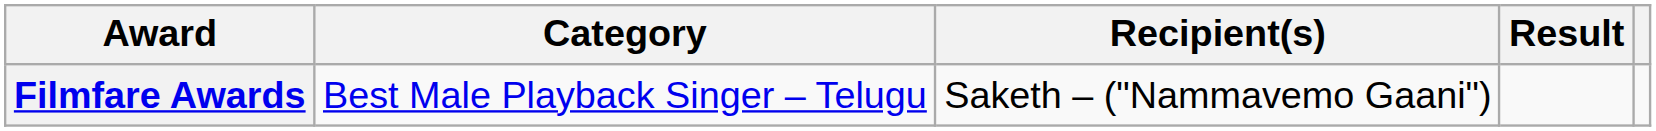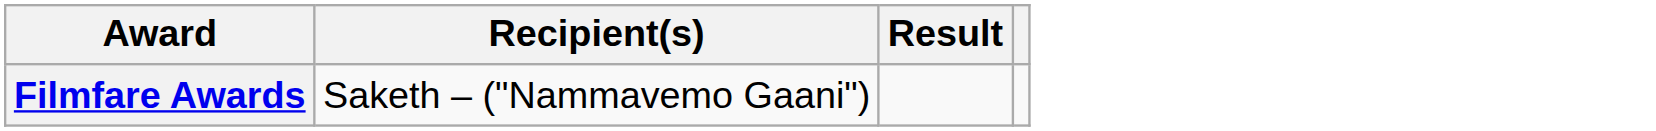- column: (625, 34)
